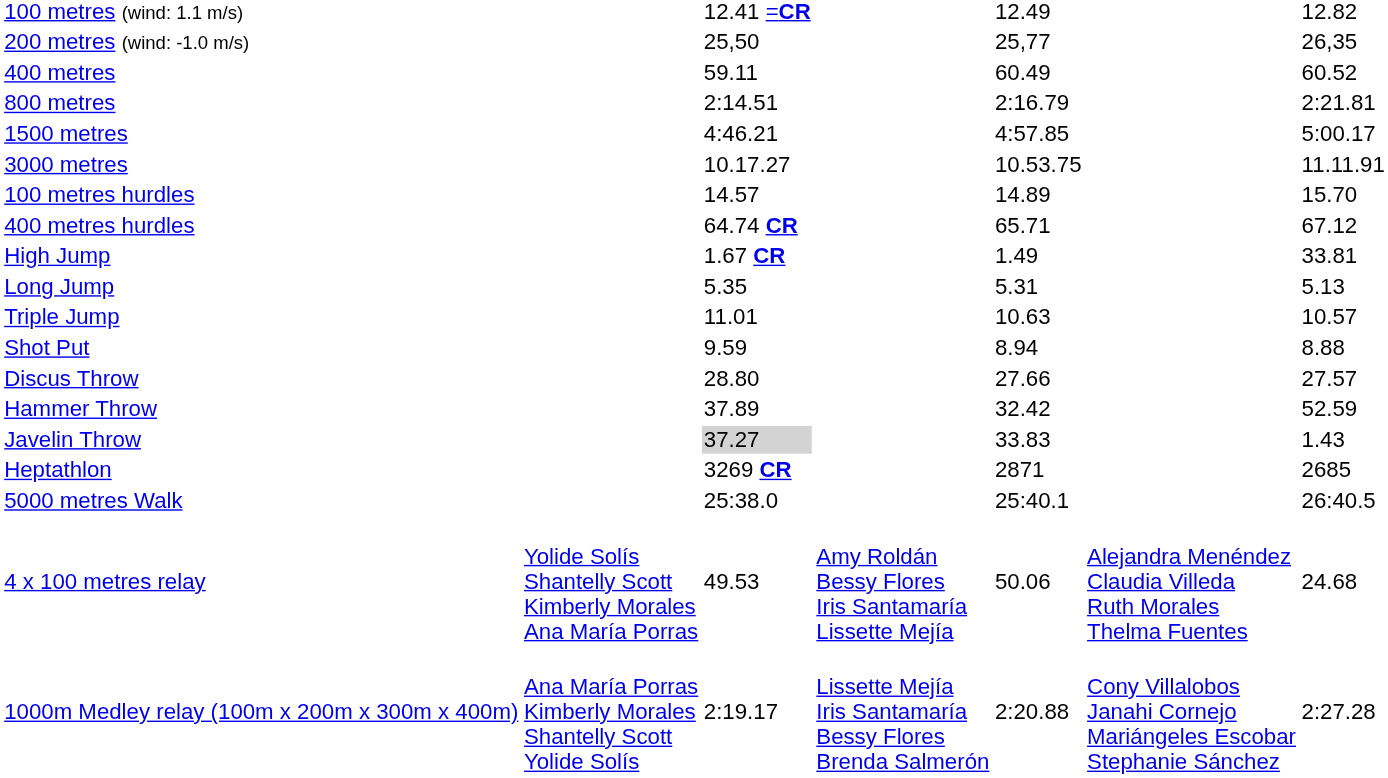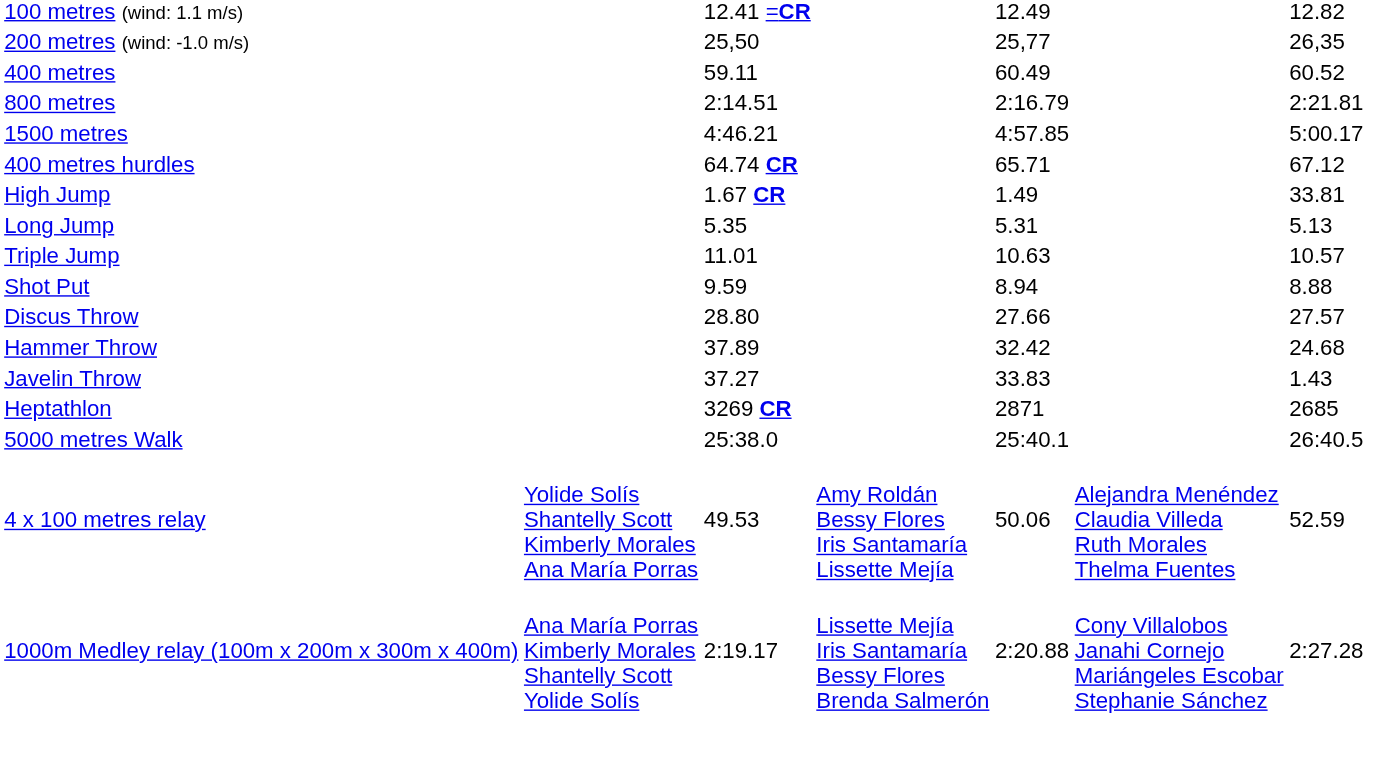- row: (66, 164)
- row: (99, 194)
(1329, 409) 52.59 -> (1317, 347) 24.68
(732, 439) lightgrey background -> (732, 378) no background
(1329, 581) 24.68 -> (1317, 520) 52.59
